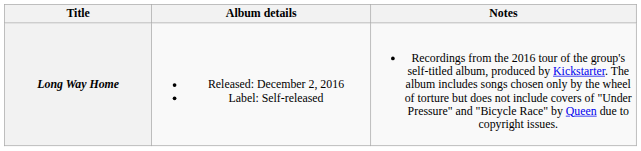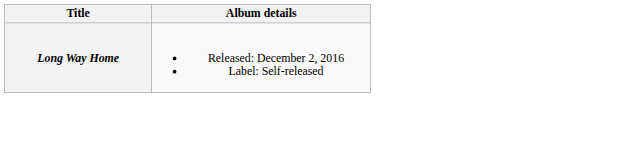- column: (503, 13)
